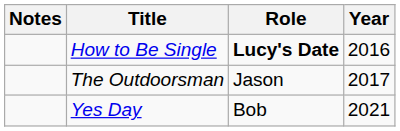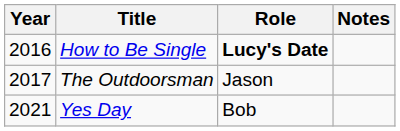columns swapped: (369, 19) <-> (35, 19)
